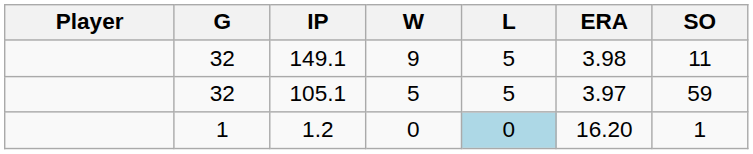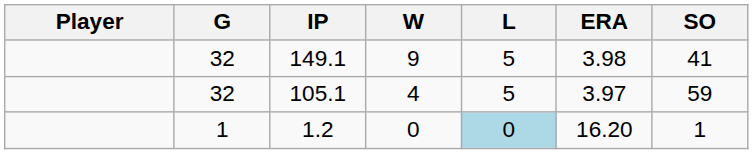(700, 58) 11 -> (700, 58) 41
(413, 93) 5 -> (413, 93) 4
